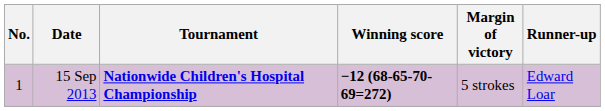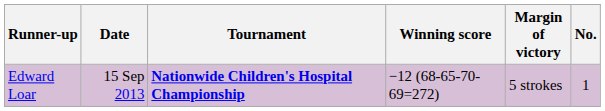columns swapped: (19, 34) <-> (562, 34)
(386, 85) bold -> (434, 85) normal
